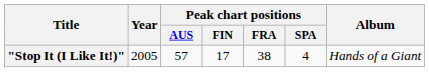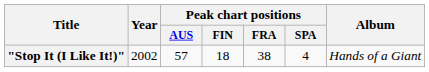(144, 55) 2005 -> (144, 55) 2002
(223, 55) 17 -> (223, 55) 18
